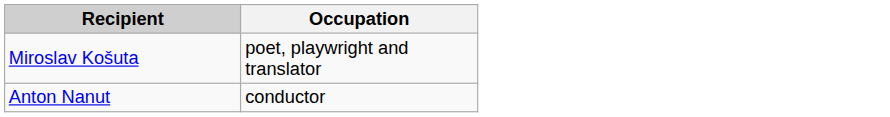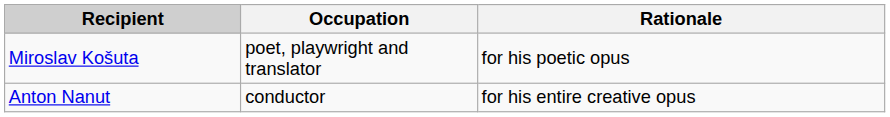+ column: (681, 18)
